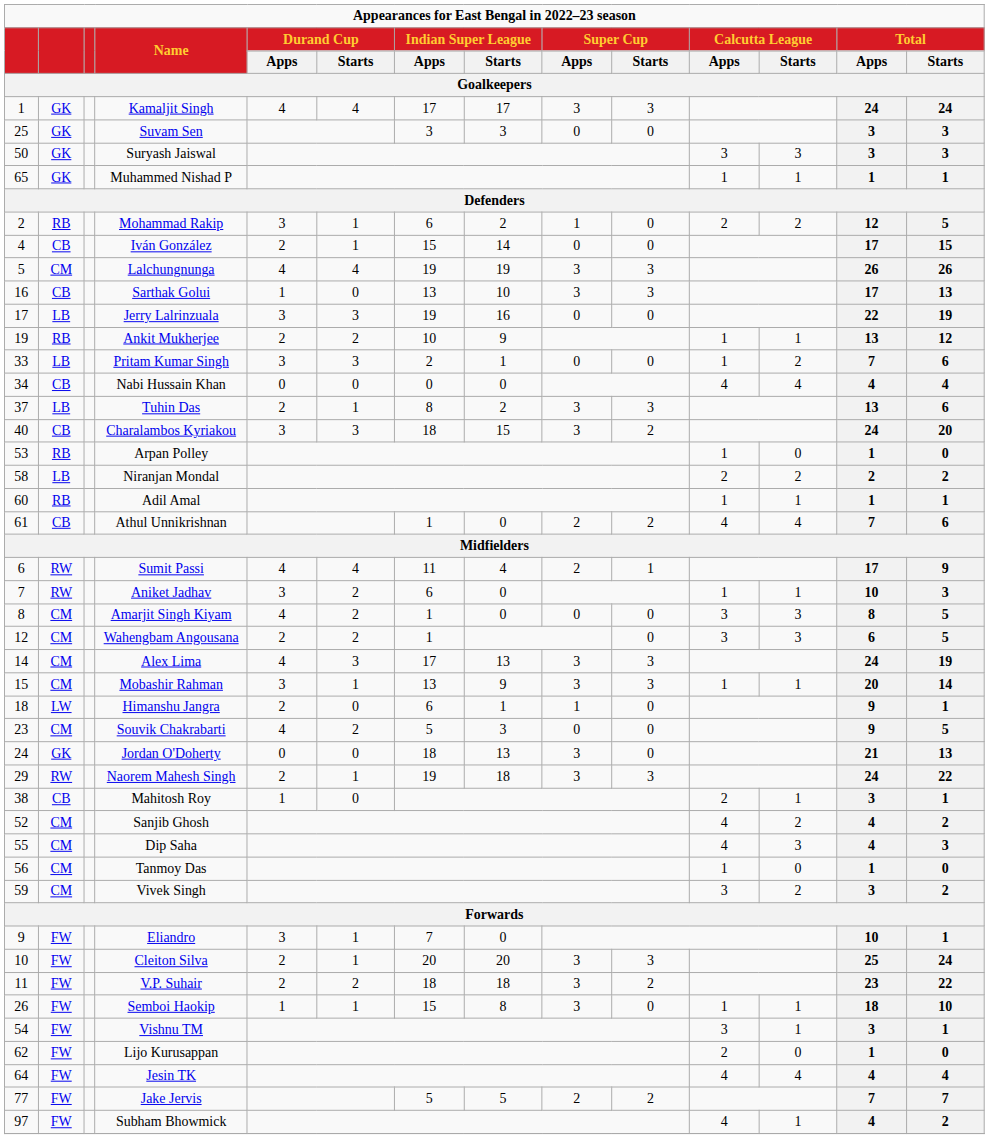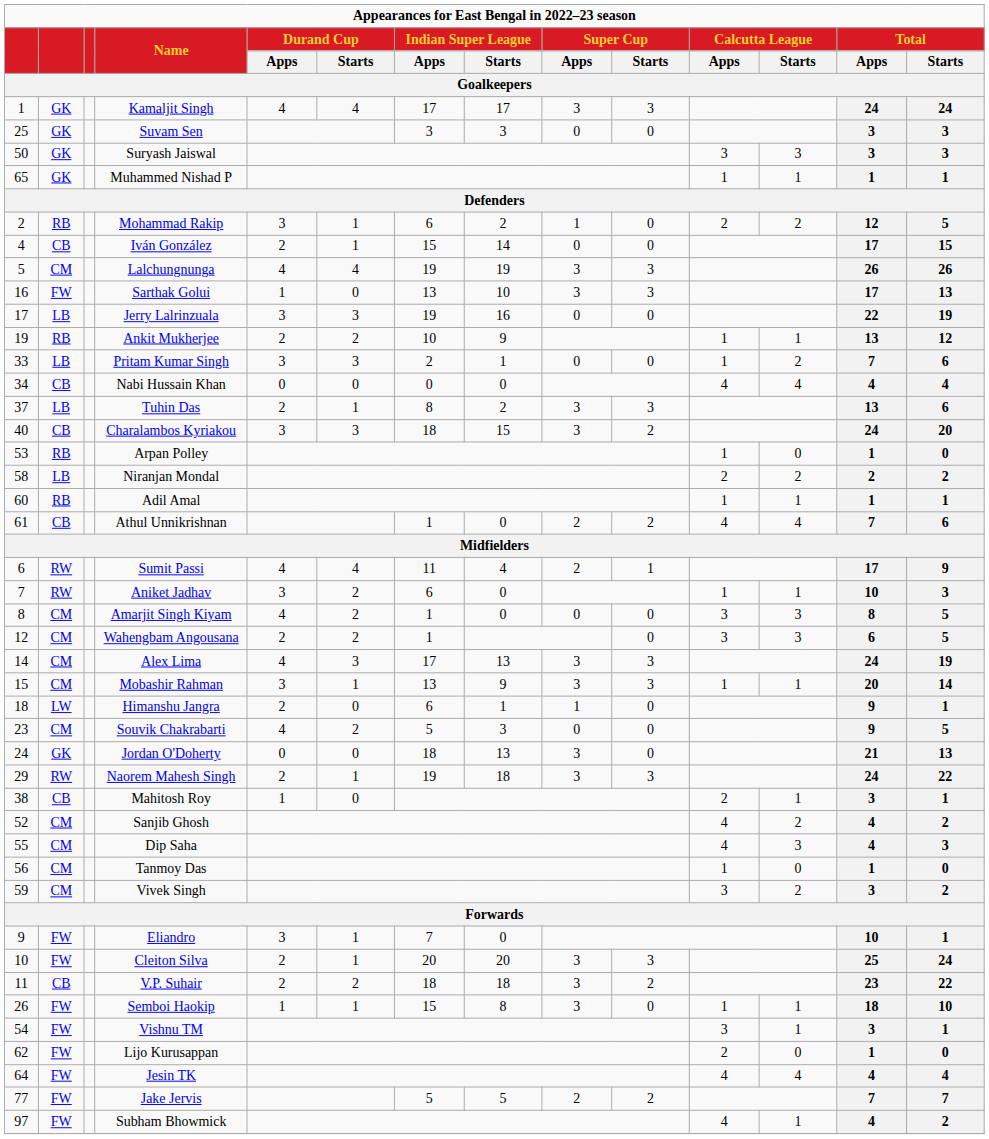(61, 292) CB -> (61, 292) FW
(61, 983) FW -> (61, 983) CB
